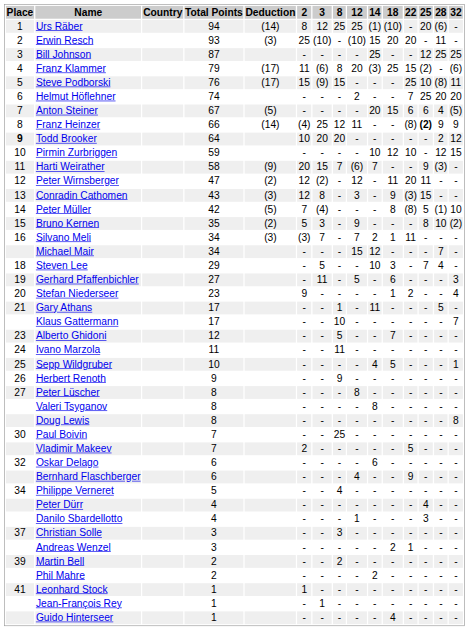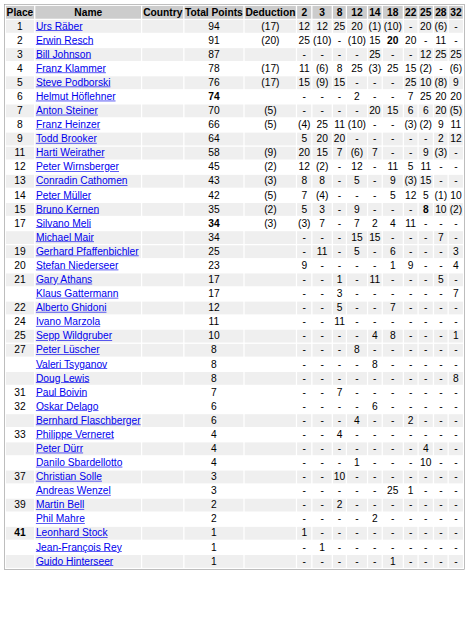(270, 26) (14) -> (270, 26) (17)
(304, 26) 8 -> (304, 26) 12
(357, 26) 25 -> (357, 26) 20
(214, 40) 93 -> (214, 40) 91
(270, 40) (3) -> (270, 40) (20)
(393, 40) normal -> (393, 40) bold
(214, 68) 79 -> (214, 68) 78
(357, 68) 20 -> (357, 68) 25
(456, 82) 11 -> (456, 82) 9
(214, 96) normal -> (214, 96) bold
(214, 111) 67 -> (214, 111) 70
(441, 111) 4 -> (441, 111) 20
(270, 125) (14) -> (270, 125) (5)
(340, 125) 12 -> (340, 125) 11
(357, 125) 11 -> (357, 125) (10)
(411, 125) (8) -> (411, 125) (3)
(426, 125) bold -> (426, 125) normal
(456, 125) 9 -> (456, 125) 11
(20, 139) bold -> (20, 139) normal
(304, 139) 10 -> (304, 139) 5
- row: (77, 153)
(214, 181) 47 -> (214, 167) 45
(411, 181) 20 -> (411, 167) 5
(304, 195) 12 -> (304, 181) 8
(357, 195) 3 -> (357, 181) 5
(393, 209) 8 -> (393, 195) 5
(411, 209) (8) -> (411, 195) 12
(426, 223) normal -> (426, 209) bold
(20, 237) 16 -> (20, 223) 17
(214, 237) normal -> (214, 223) bold
(393, 237) 1 -> (393, 223) 4
(375, 251) 12 -> (375, 237) 15
- row: (62, 265)
(214, 280) 27 -> (214, 251) 25
(411, 294) 2 -> (411, 265) 9
(340, 322) 10 -> (340, 294) 3
(20, 336) 23 -> (20, 308) 22
(393, 364) 5 -> (393, 336) 8
- row: (71, 378)
(20, 434) 30 -> (20, 392) 31
(340, 434) 25 -> (340, 392) 7
- row: (74, 448)
(411, 477) 9 -> (411, 420) 2
(20, 491) 34 -> (20, 434) 33
(214, 491) 5 -> (214, 434) 4
(426, 519) 3 -> (426, 463) 10
(340, 533) 3 -> (340, 477) 10
(393, 547) 2 -> (393, 491) 25
(20, 589) normal -> (20, 533) bold
(393, 617) 4 -> (393, 561) 1
